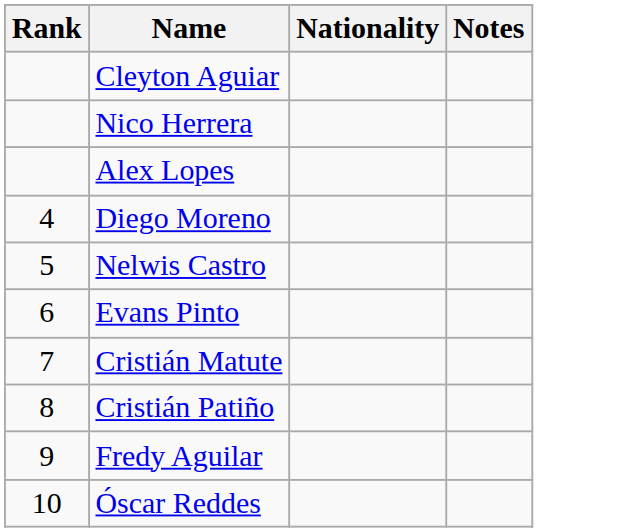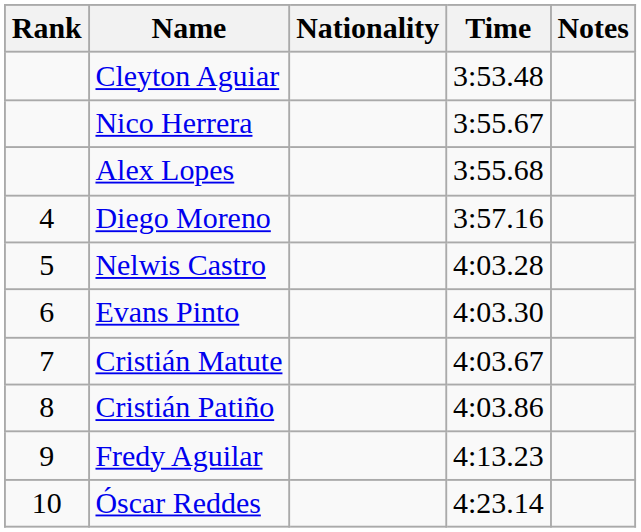+ column: (498, 28)
